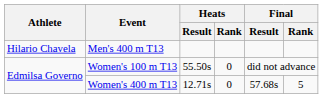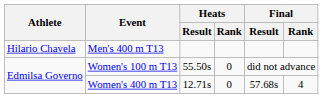(301, 85) 5 -> (301, 85) 4
